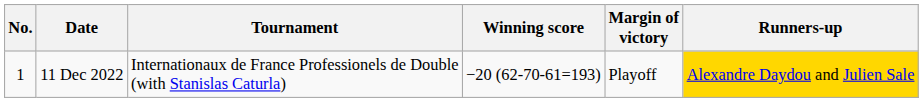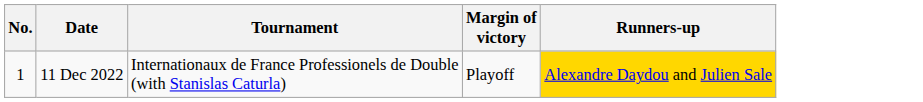- column: (533, 27)
